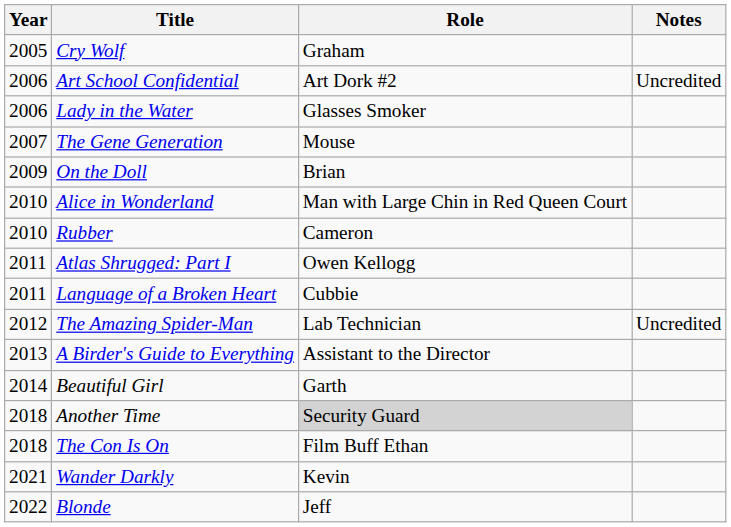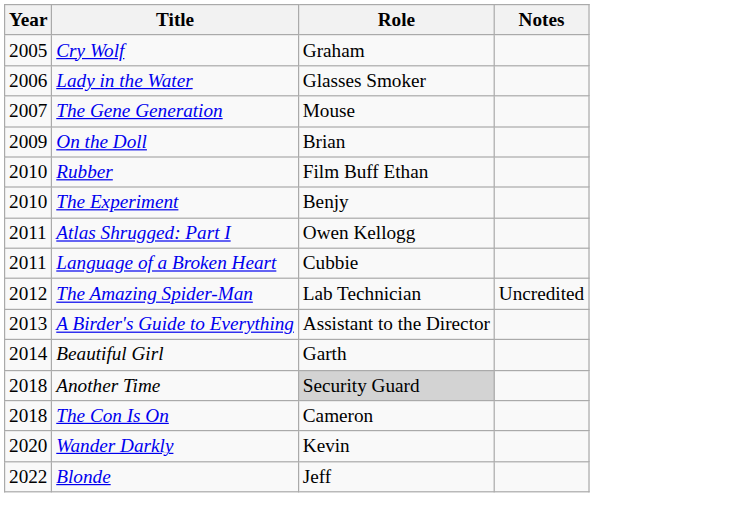- row: (147, 80)
- row: (135, 202)
(338, 232) Cameron -> (366, 171) Film Buff Ethan
+ row: (117, 202)
(366, 446) Film Buff Ethan -> (338, 415) Cameron
(28, 476) 2021 -> (28, 446) 2020
